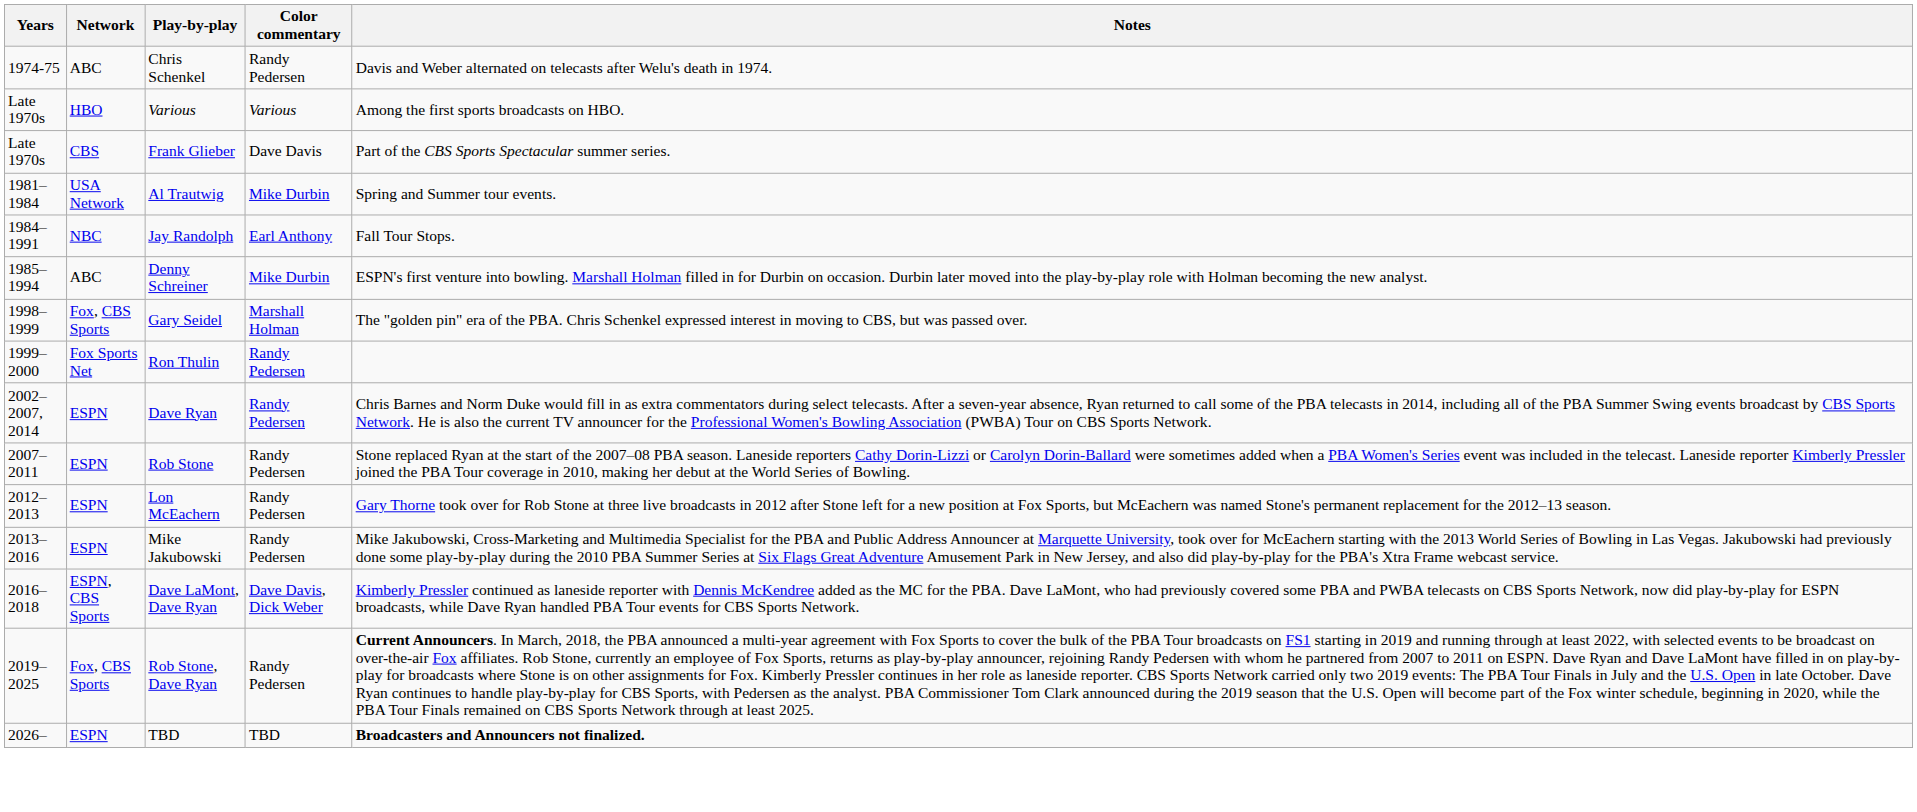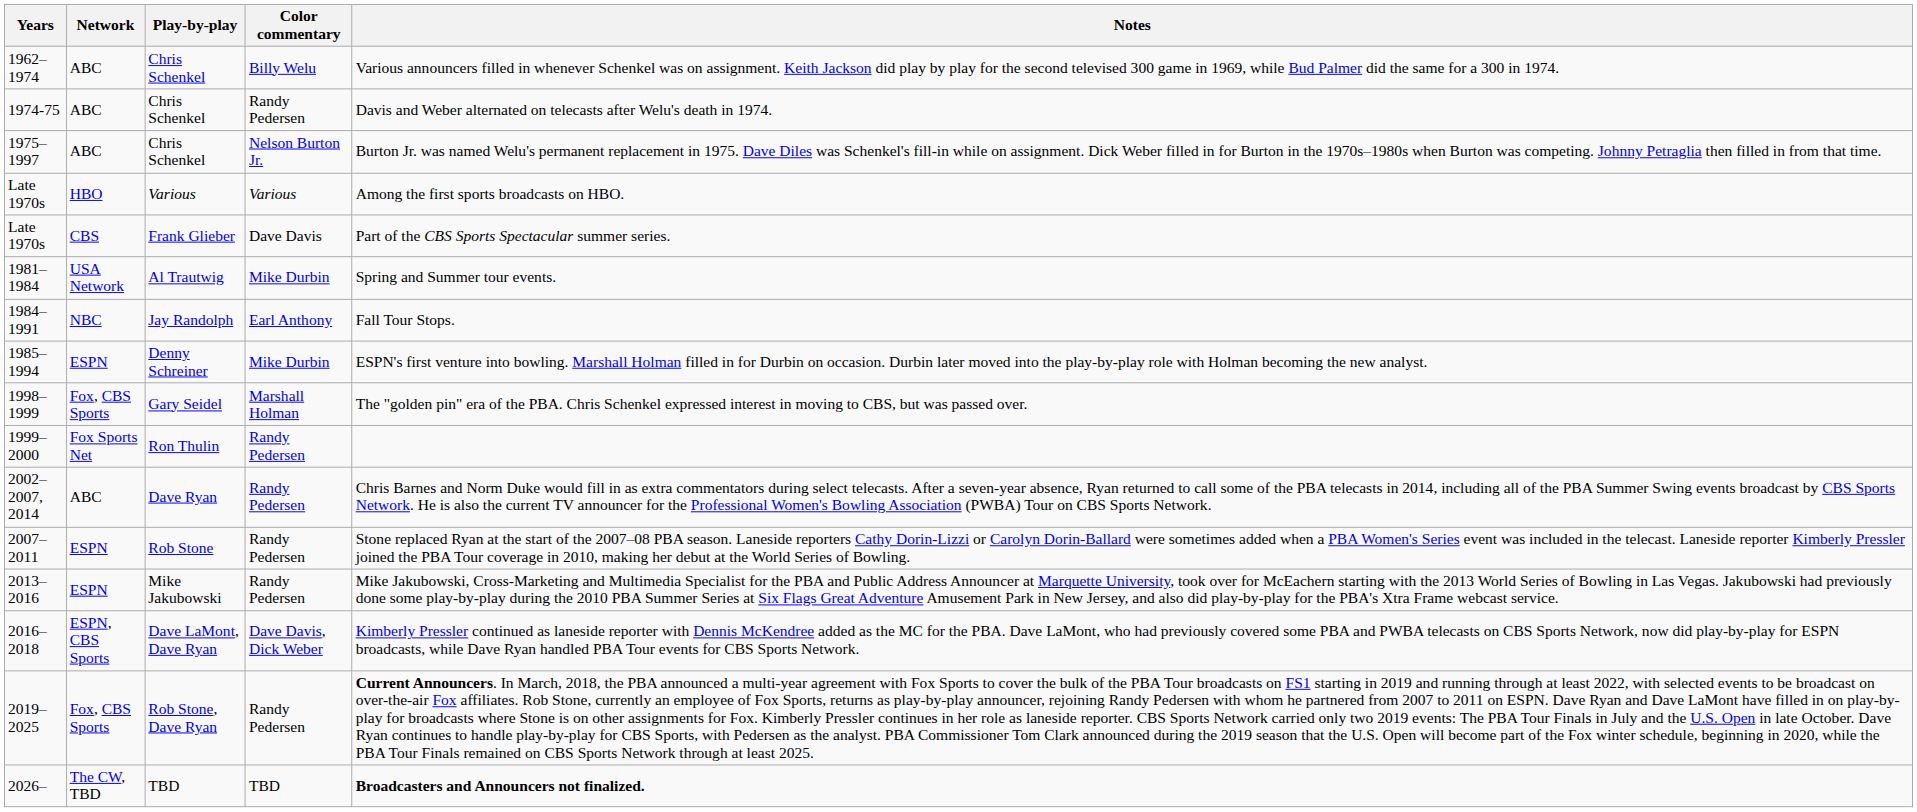+ row: (27, 67)
+ row: (27, 151)
(86, 277) ABC -> (89, 362) ESPN
(89, 412) ESPN -> (86, 497) ABC
- row: (27, 505)
(89, 735) ESPN -> (97, 786) The CW, TBD
